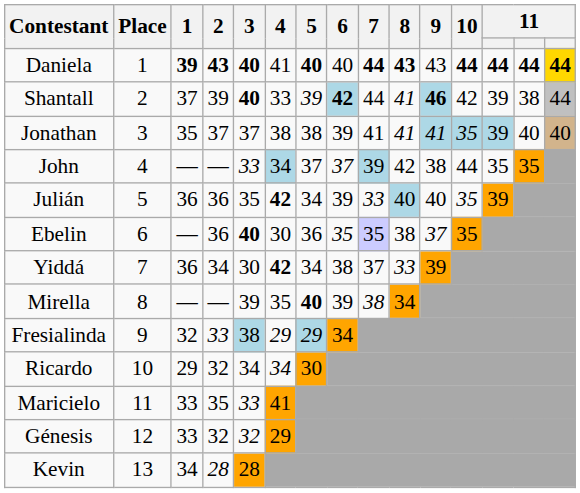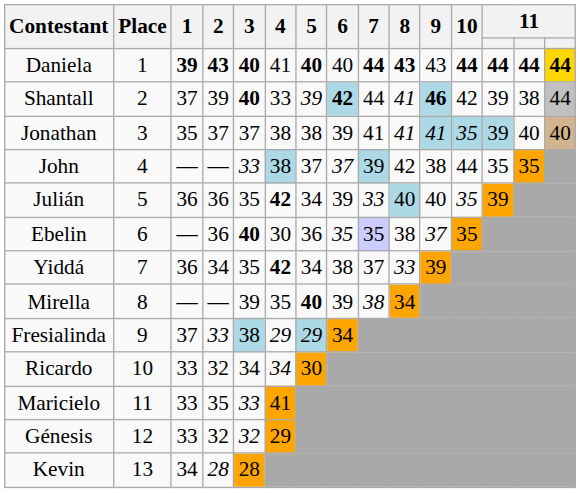(280, 166) 34 -> (280, 166) 38
(249, 267) 30 -> (249, 267) 35
(187, 334) 32 -> (187, 334) 37
(187, 368) 29 -> (187, 368) 33
